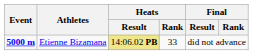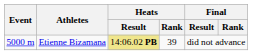(21, 42) bold -> (20, 42) normal
(172, 42) 33 -> (172, 42) 39
